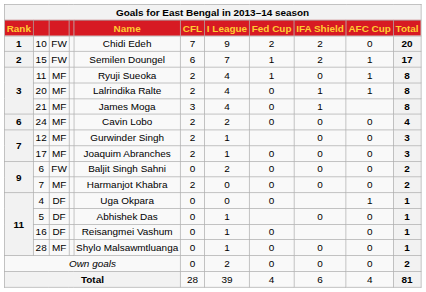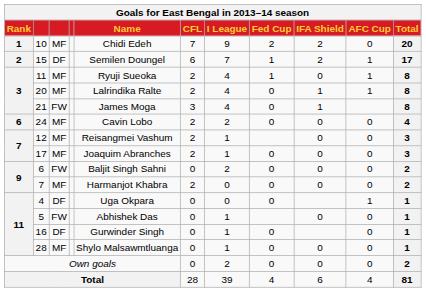(59, 44) FW -> (59, 44) MF
(59, 60) FW -> (59, 60) DF
(59, 107) MF -> (59, 107) FW
(127, 138) Gurwinder Singh -> (127, 138) Reisangmei Vashum
(59, 217) DF -> (59, 217) FW
(127, 232) Reisangmei Vashum -> (127, 232) Gurwinder Singh
